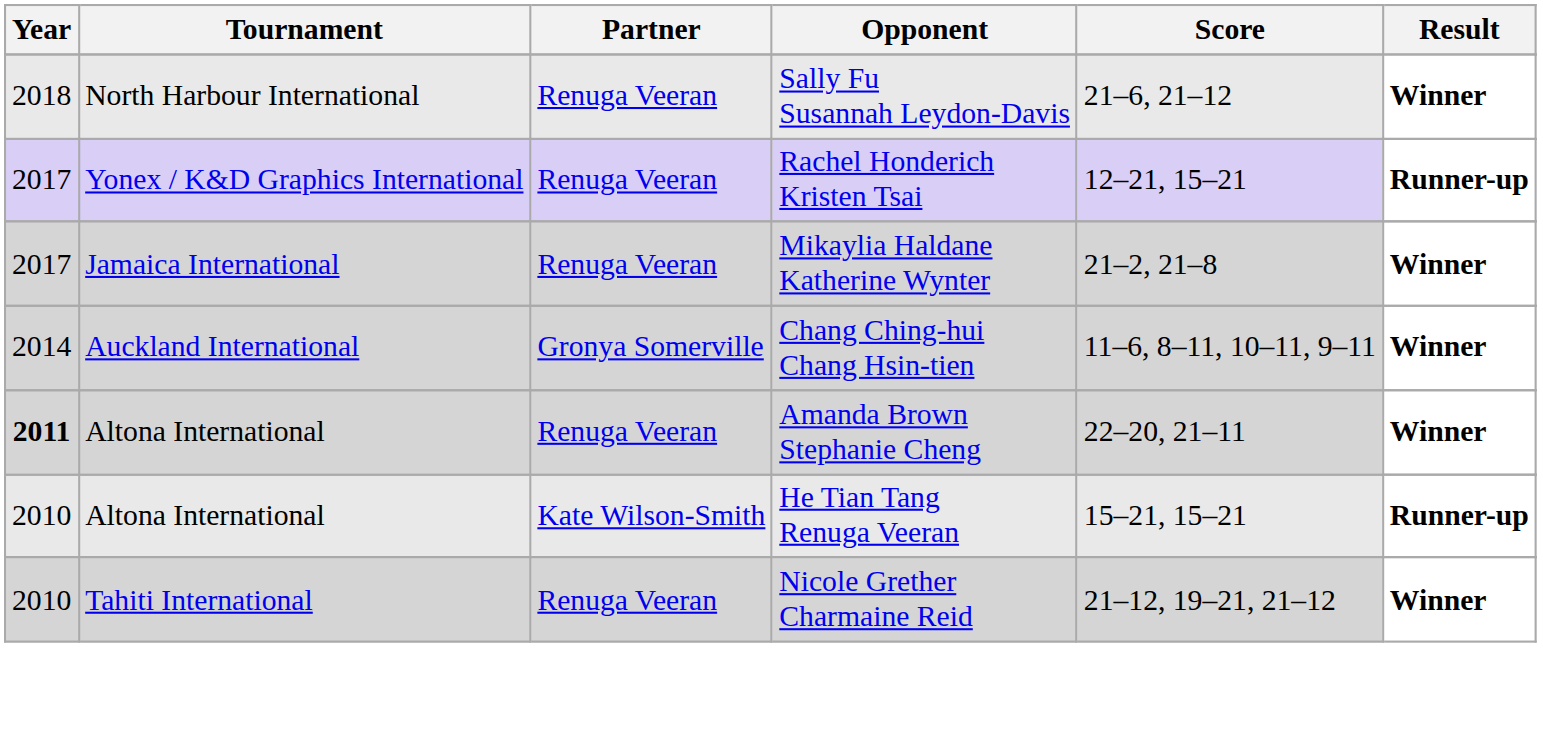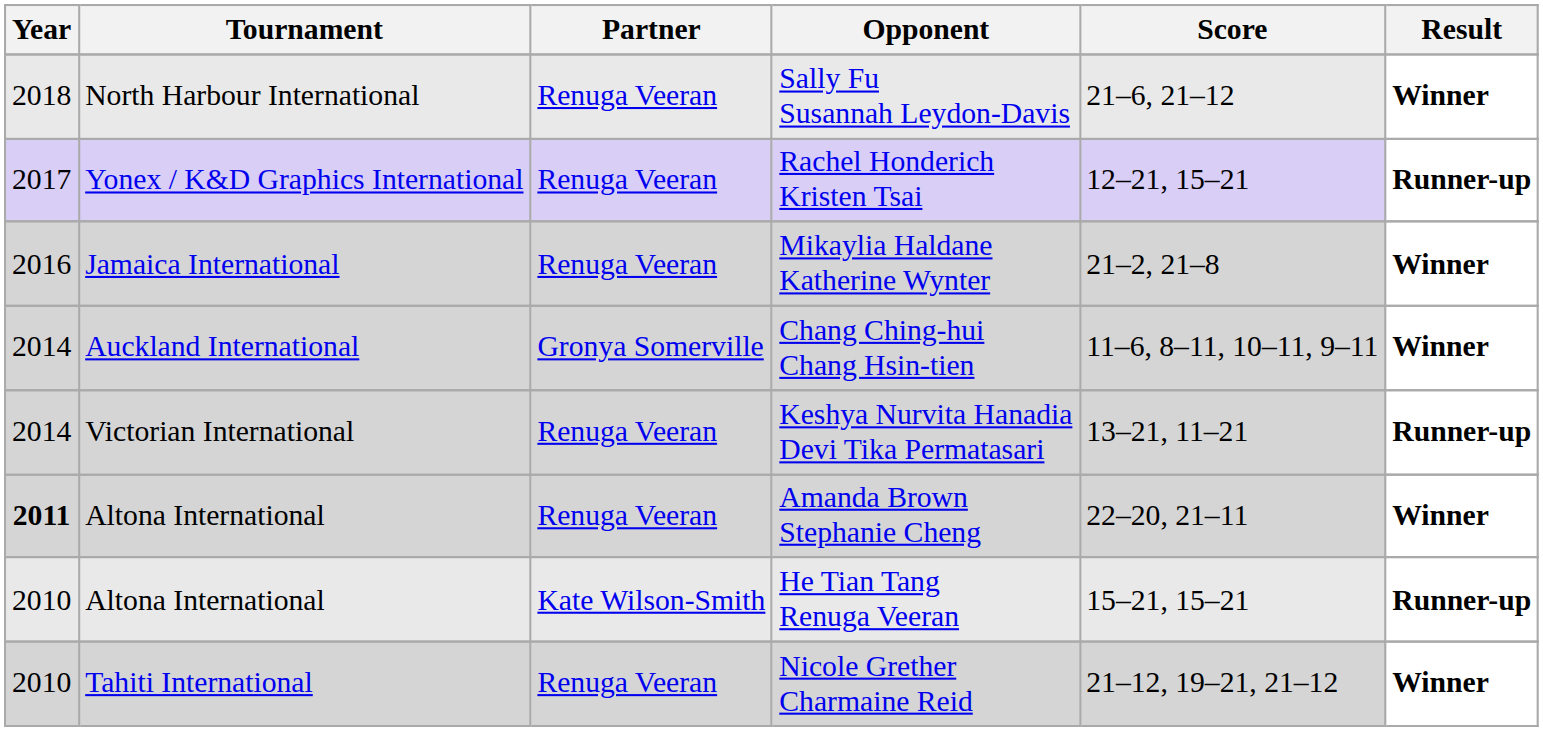(42, 263) 2017 -> (42, 263) 2016
+ row: (926, 431)
